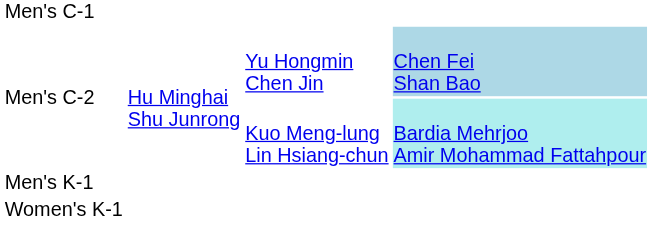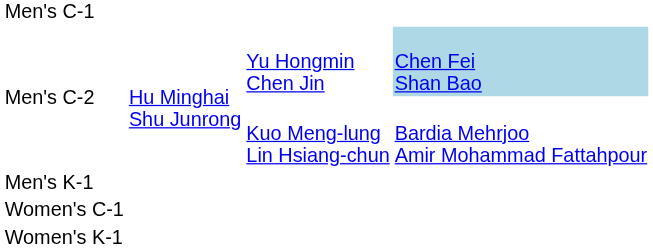(520, 144) paleturquoise background -> (521, 144) no background
+ row: (64, 210)
